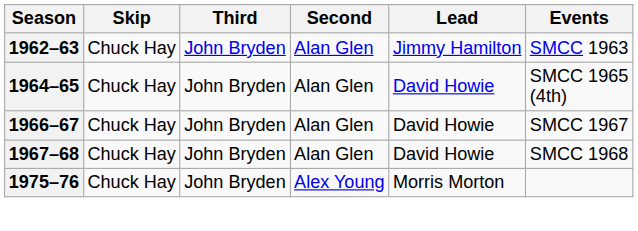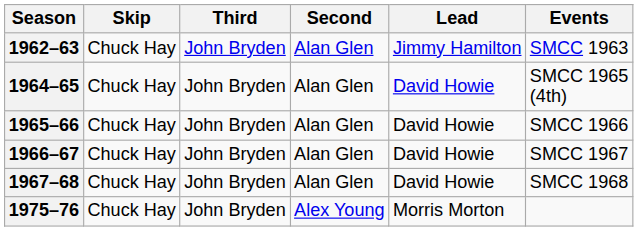+ row: (44, 125)
